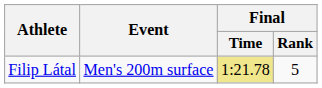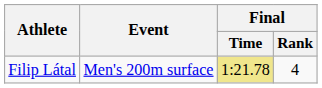(295, 69) 5 -> (295, 69) 4
